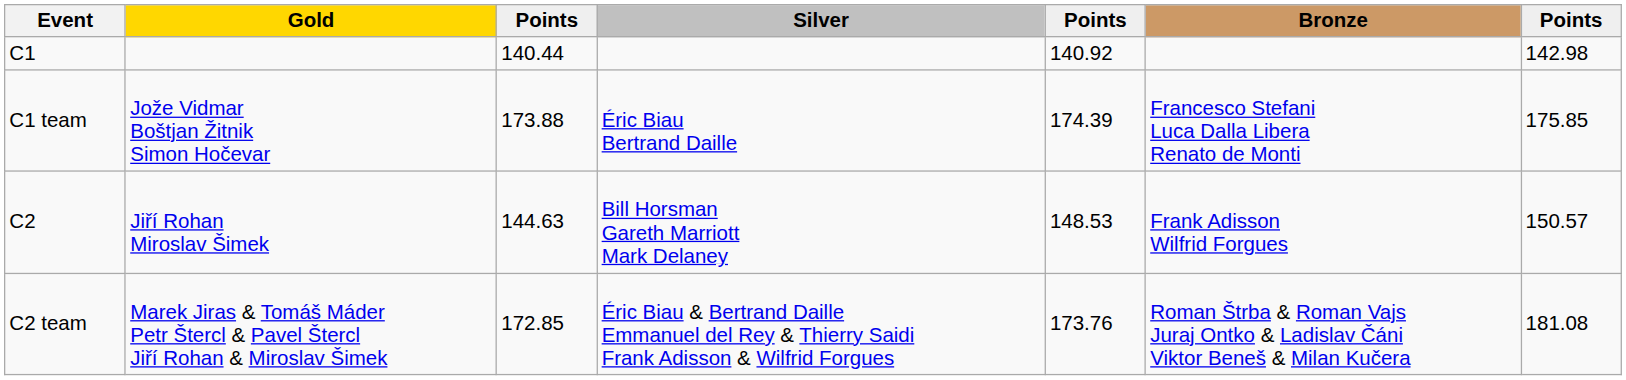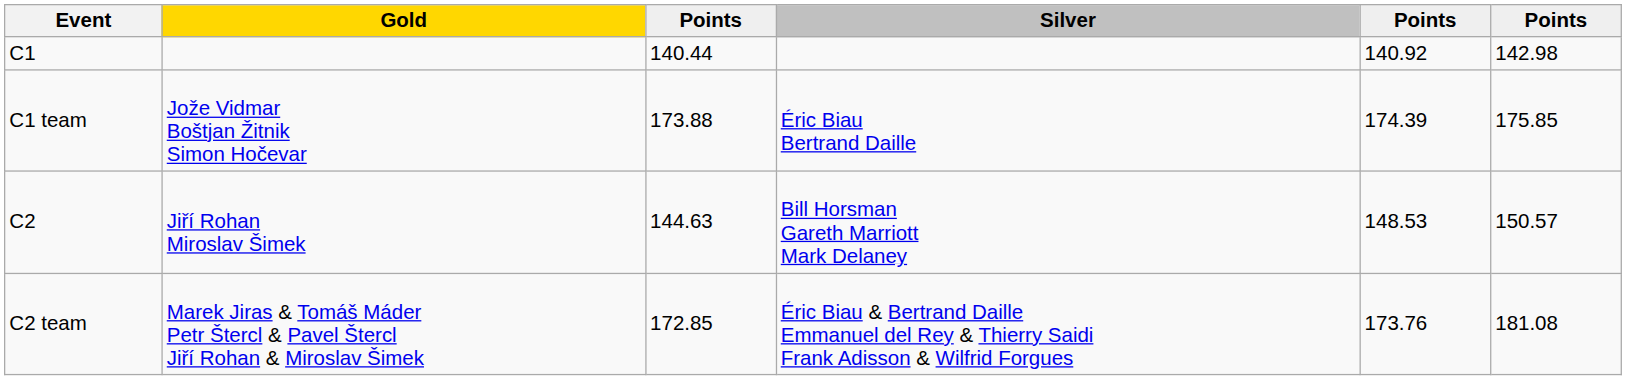- column: (1333, 20)
